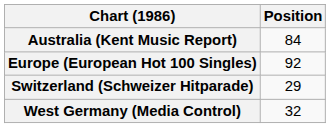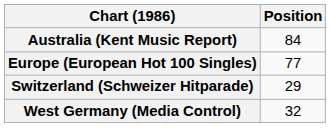(293, 63) 92 -> (293, 63) 77
